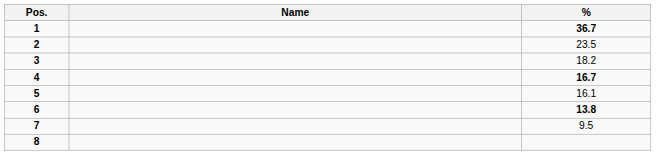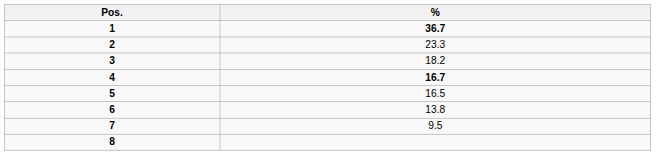- column: (295, 12)
(586, 45) 23.5 -> (435, 45) 23.3
(586, 93) 16.1 -> (435, 93) 16.5
(586, 110) bold -> (435, 110) normal
